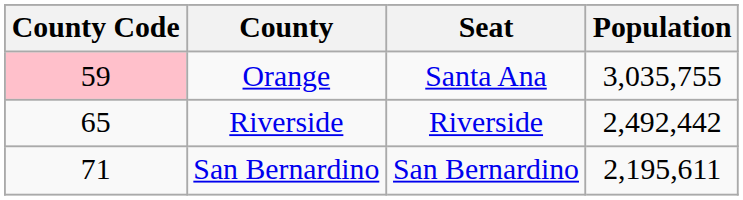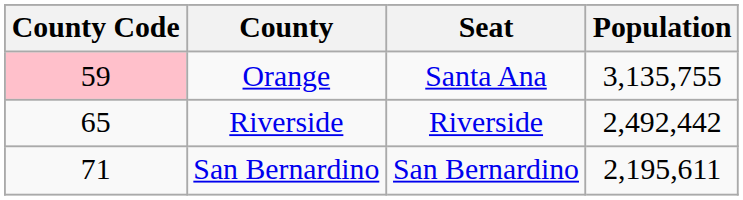(662, 75) 3,035,755 -> (662, 75) 3,135,755
